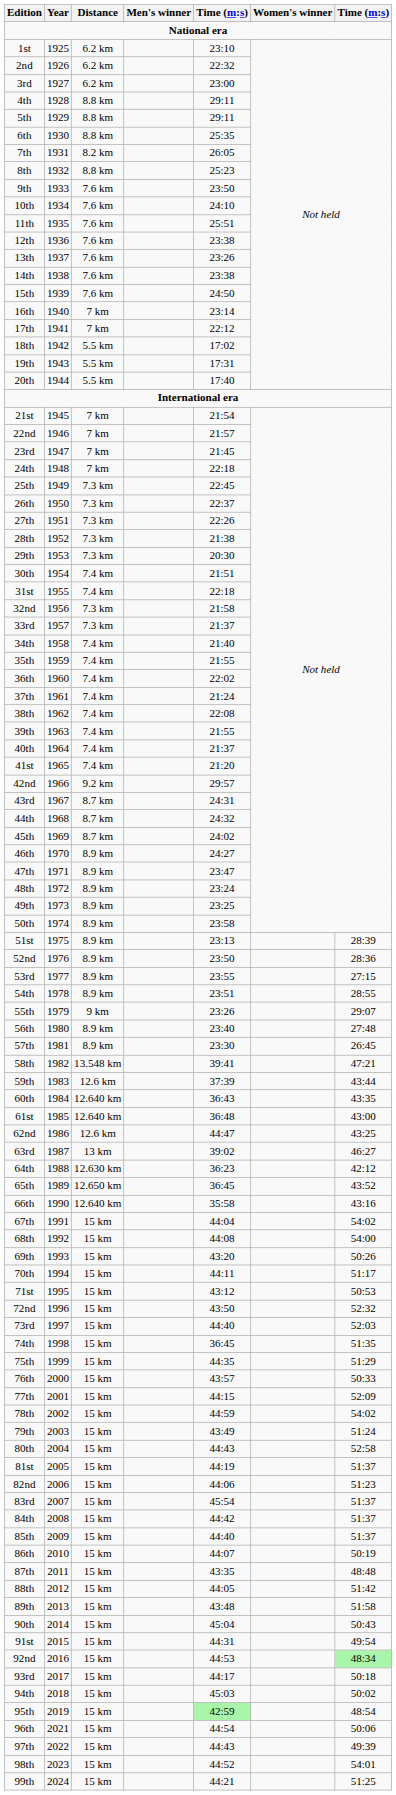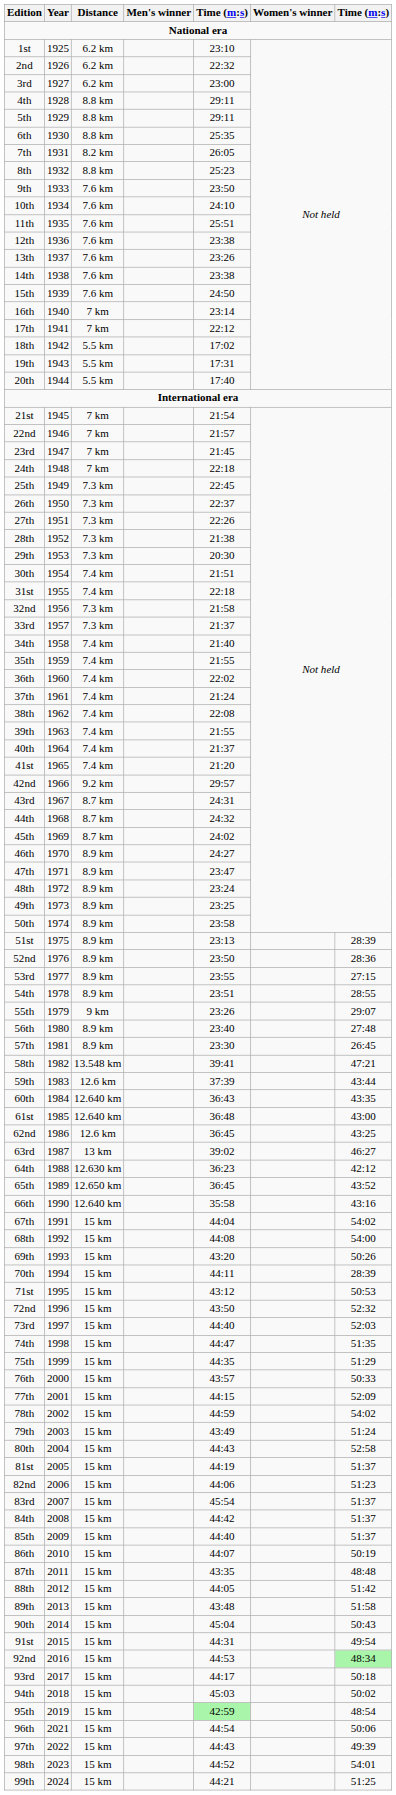(222, 1133) 44:47 -> (222, 1133) 36:45
(363, 1273) 51:17 -> (363, 1273) 28:39
(222, 1343) 36:45 -> (222, 1343) 44:47
